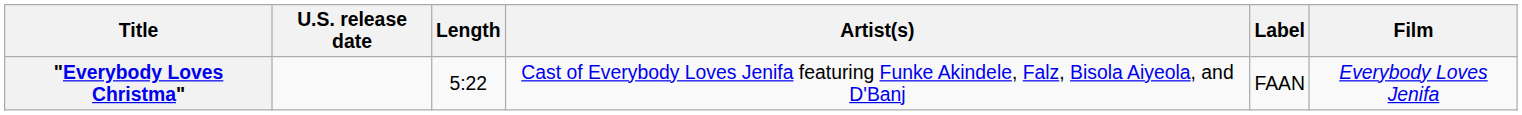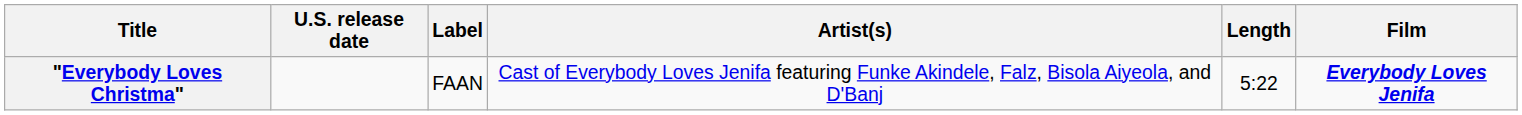columns swapped: (468, 30) <-> (1280, 30)
(1413, 83) normal -> (1407, 83) bold
